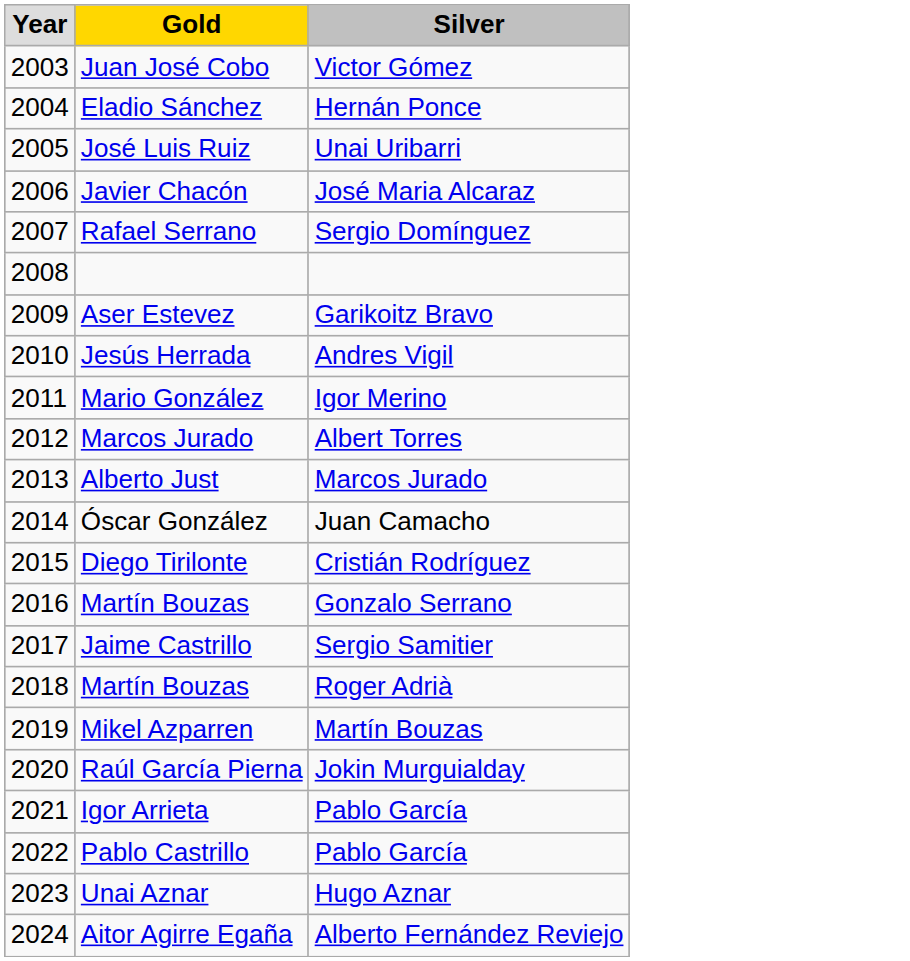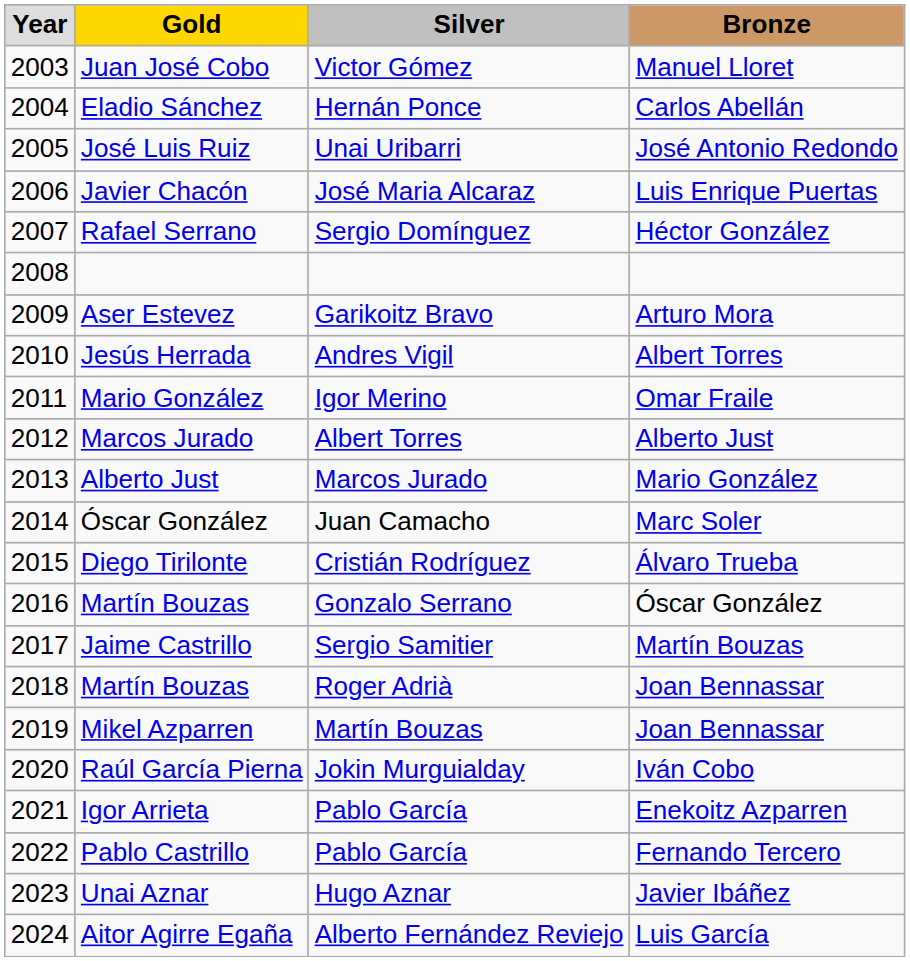+ column: (767, 25)
